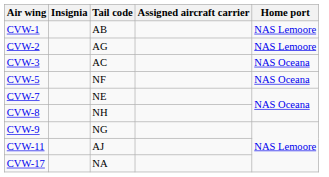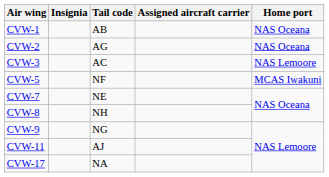(285, 29) NAS Lemoore -> (282, 29) NAS Oceana
(285, 46) NAS Lemoore -> (282, 46) NAS Oceana
(282, 63) NAS Oceana -> (285, 63) NAS Lemoore
(282, 79) NAS Oceana -> (288, 79) MCAS Iwakuni
